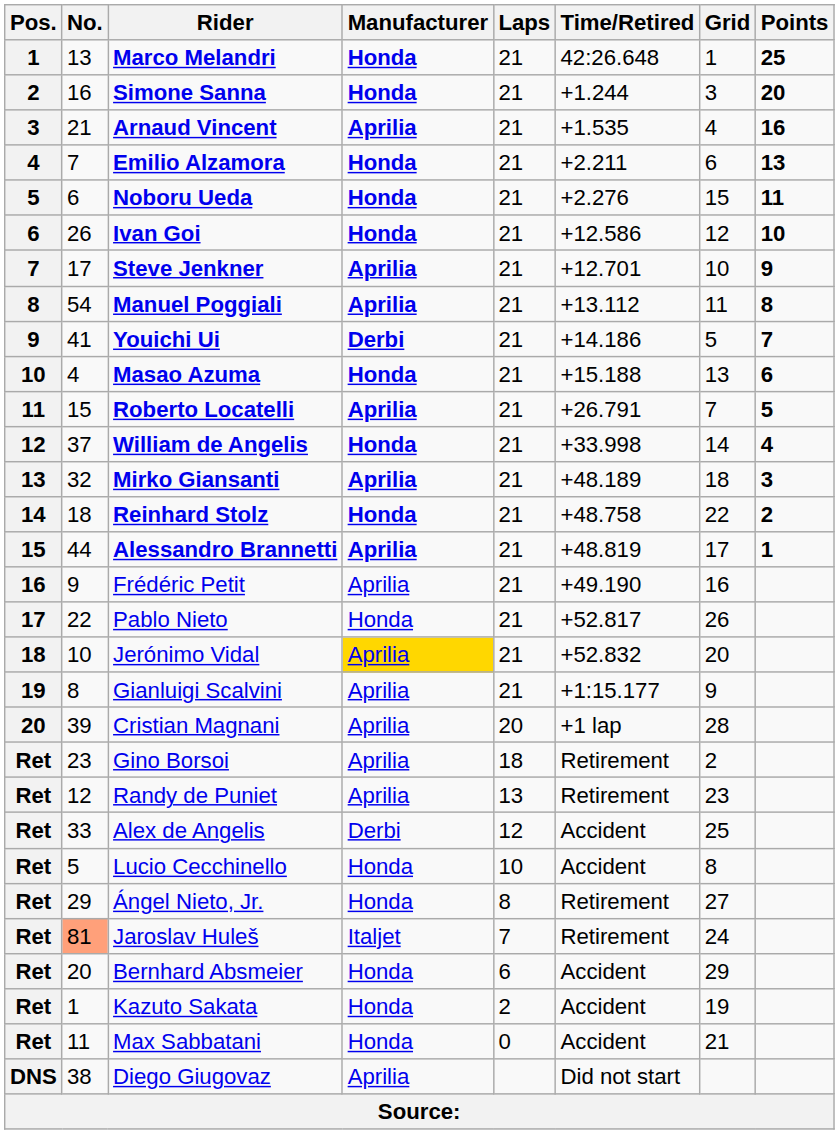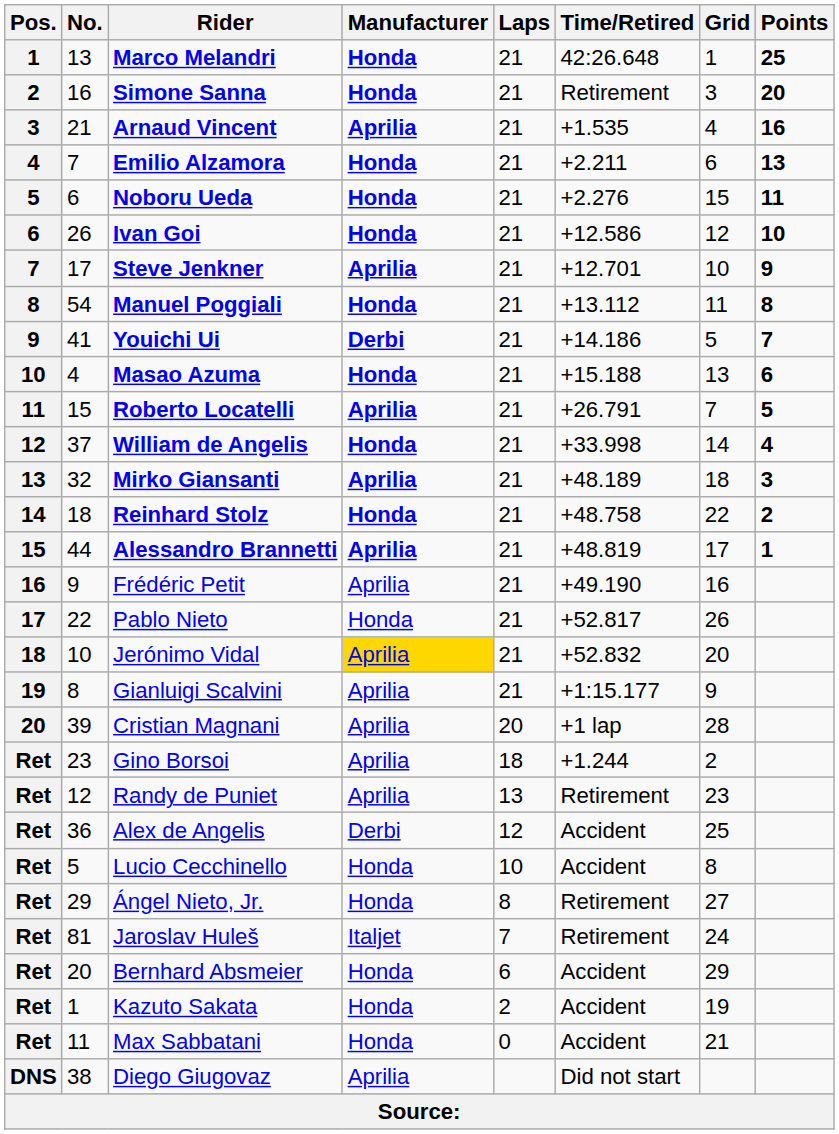(595, 93) +1.244 -> (615, 93) Retirement
(382, 304) Aprilia -> (382, 304) Honda
(615, 760) Retirement -> (595, 760) +1.244
(79, 831) 33 -> (79, 831) 36
(79, 936) lightsalmon background -> (79, 936) no background
